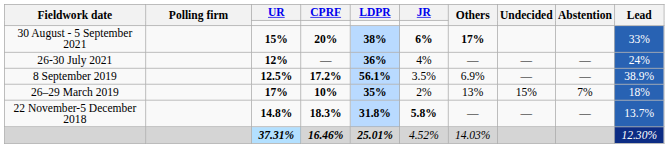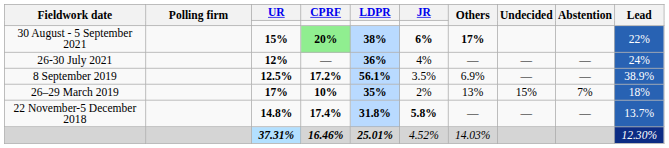(326, 39) no background -> (326, 39) lightgreen background
(639, 39) 33% -> (639, 39) 22%
(326, 114) 18.3% -> (326, 114) 17.4%
